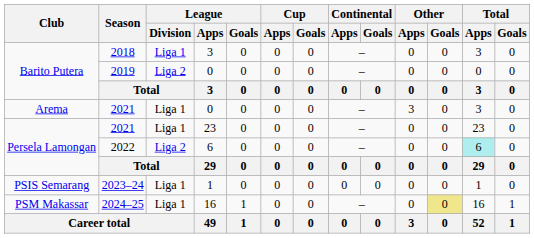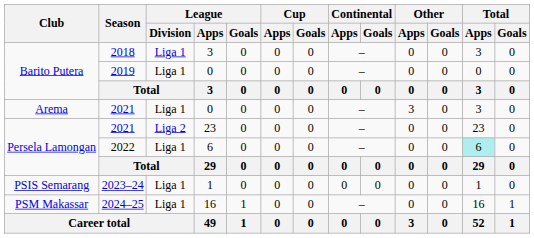(170, 71) Liga 2 -> (170, 71) Liga 1
(170, 128) Liga 1 -> (170, 128) Liga 2
(170, 147) Liga 2 -> (170, 147) Liga 1
(445, 204) khaki background -> (445, 204) no background
